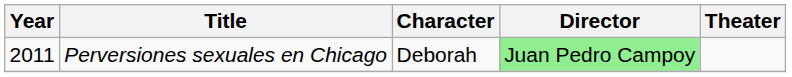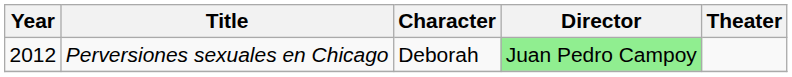(32, 54) 2011 -> (33, 54) 2012
